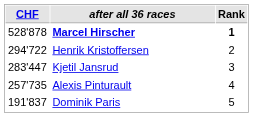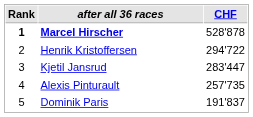columns swapped: (231, 14) <-> (27, 14)
